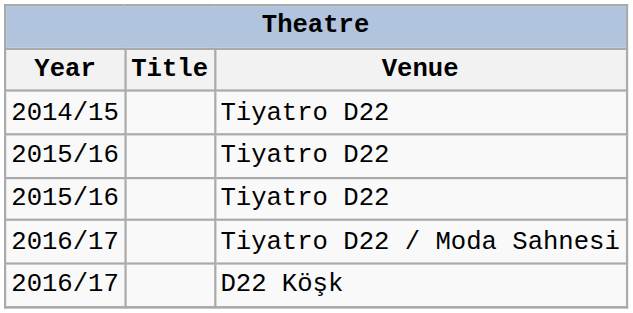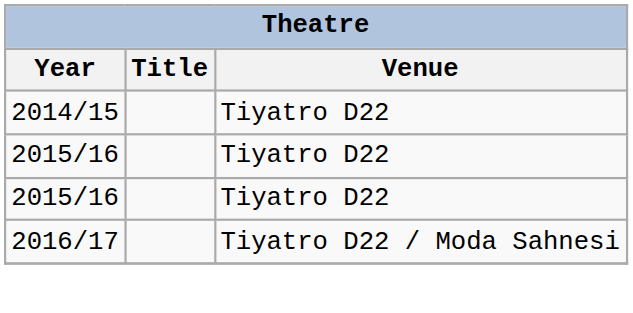- row: (65, 285)
